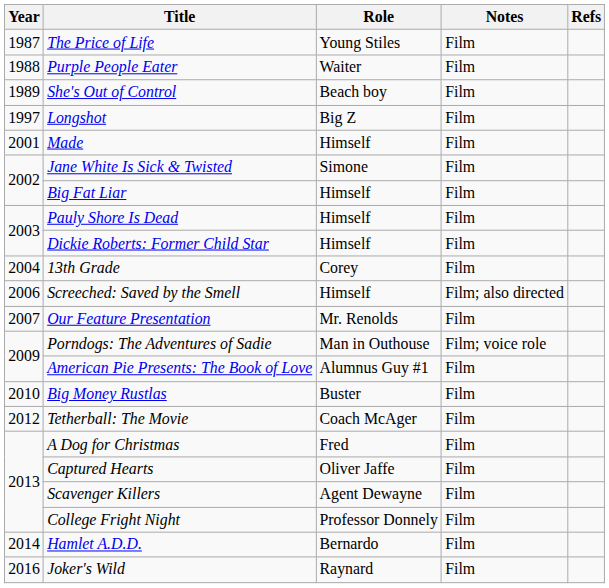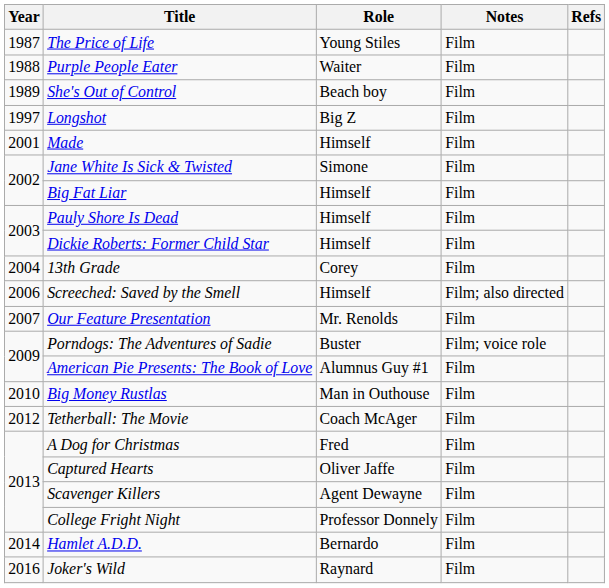(375, 343) Man in Outhouse -> (340, 343) Buster
(340, 393) Buster -> (375, 393) Man in Outhouse
